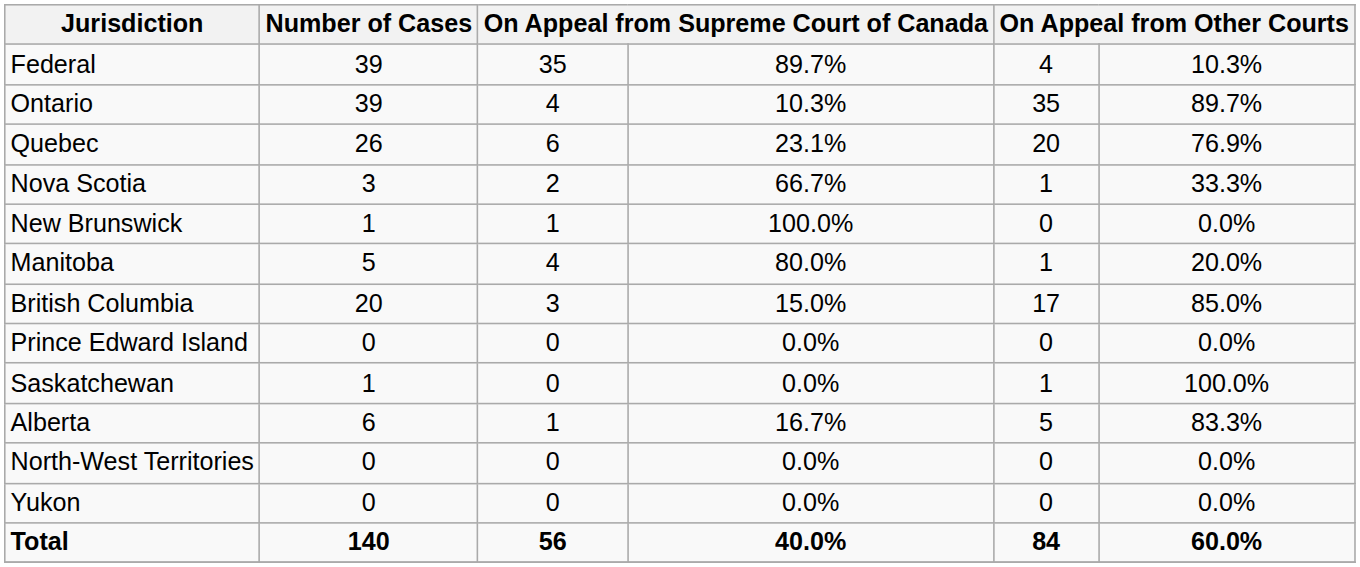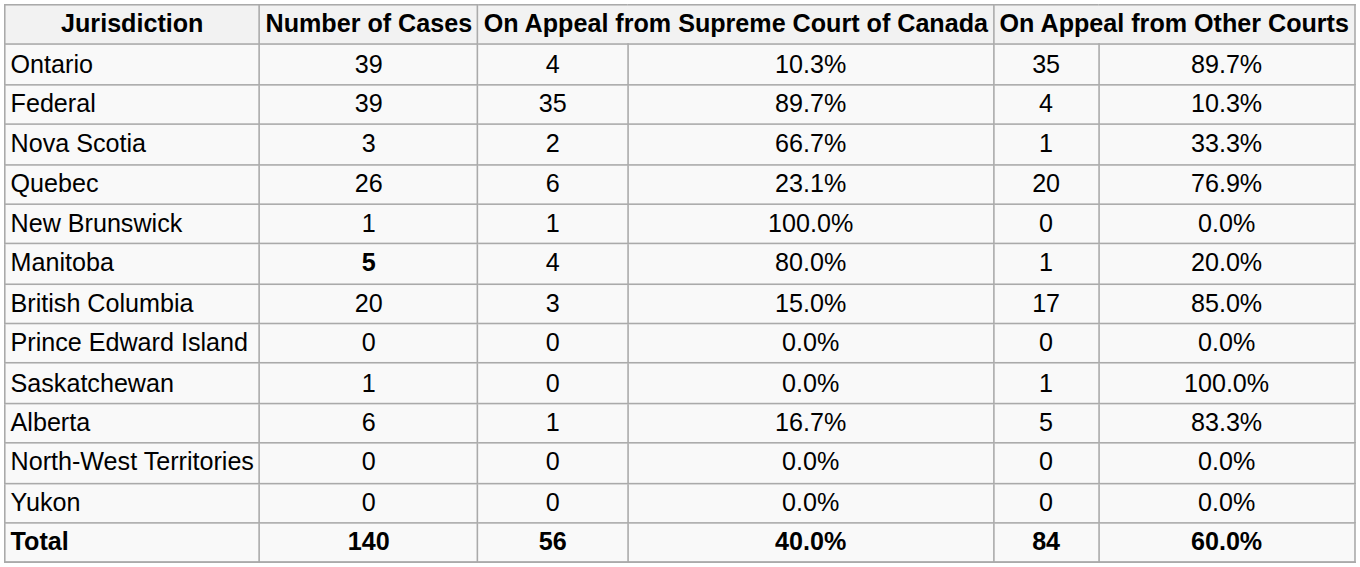rows swapped: (53, 64) <-> (52, 104)
rows swapped: (55, 143) <-> (78, 183)
(369, 263) normal -> (369, 263) bold
